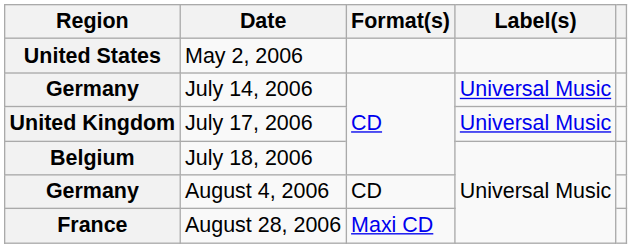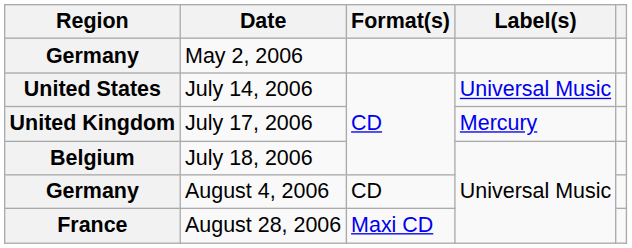(92, 55) United States -> (92, 55) Germany
(92, 89) Germany -> (92, 89) United States
(536, 123) Universal Music -> (499, 123) Mercury
